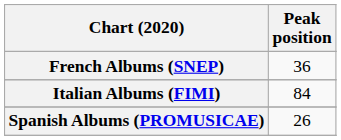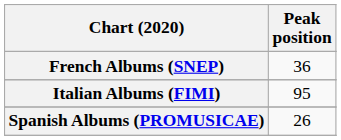(302, 93) 84 -> (302, 93) 95
